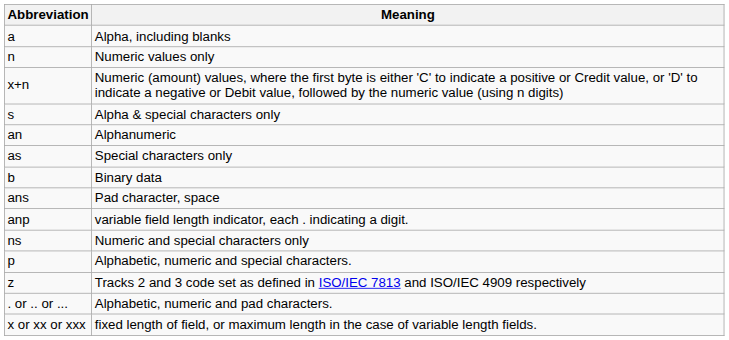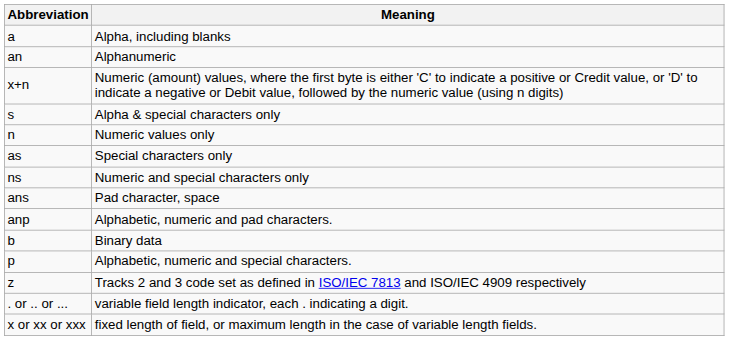rows swapped: (11, 57) <-> (15, 135)
rows swapped: (14, 240) <-> (11, 177)
(252, 219) variable field length indicator, each . indicating a digit. -> (214, 219) Alphabetic, numeric and pad characters.
(214, 303) Alphabetic, numeric and pad characters. -> (252, 303) variable field length indicator, each . indicating a digit.
